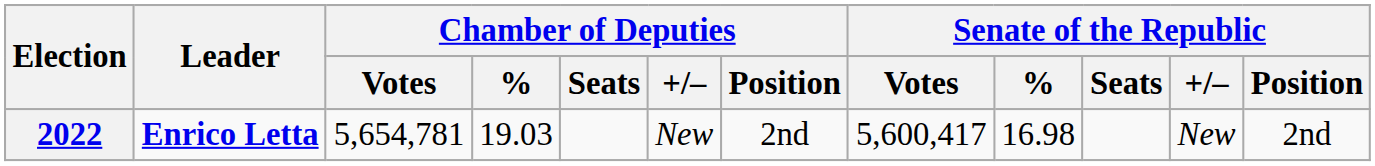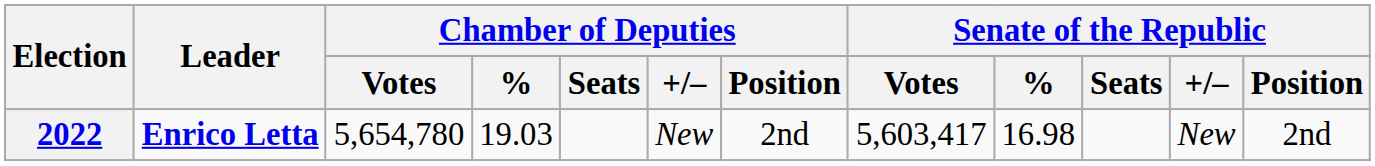(399, 133) 5,654,781 -> (399, 133) 5,654,780
(921, 133) 5,600,417 -> (921, 133) 5,603,417
